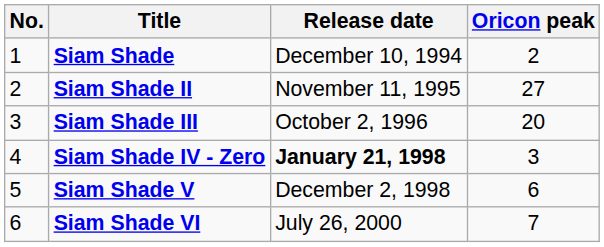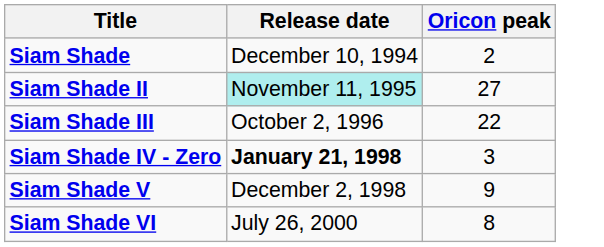- column: (27, 21)
(368, 88) no background -> (324, 88) paleturquoise background
(533, 122) 20 -> (489, 122) 22
(533, 190) 6 -> (489, 190) 9
(533, 223) 7 -> (489, 223) 8
